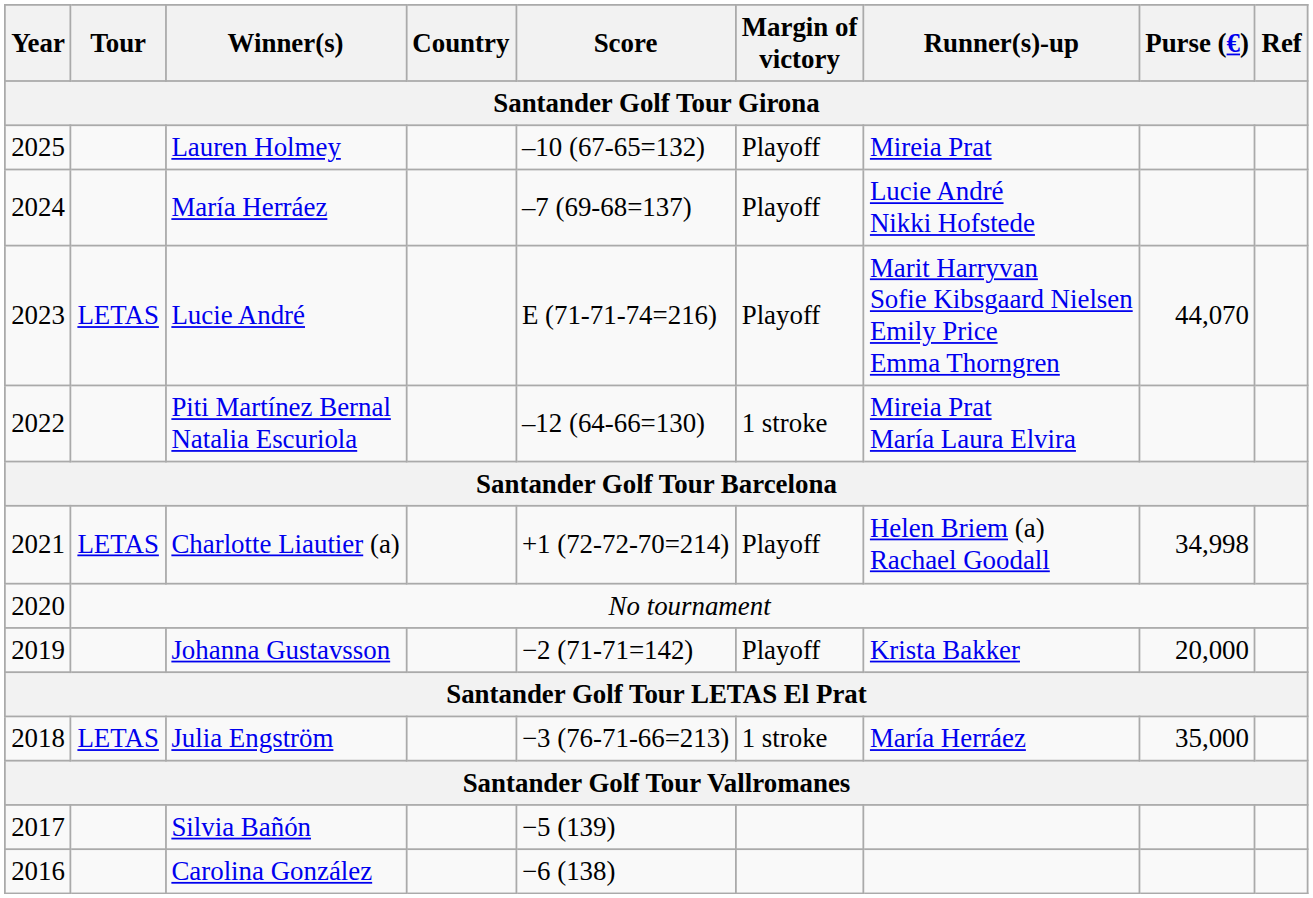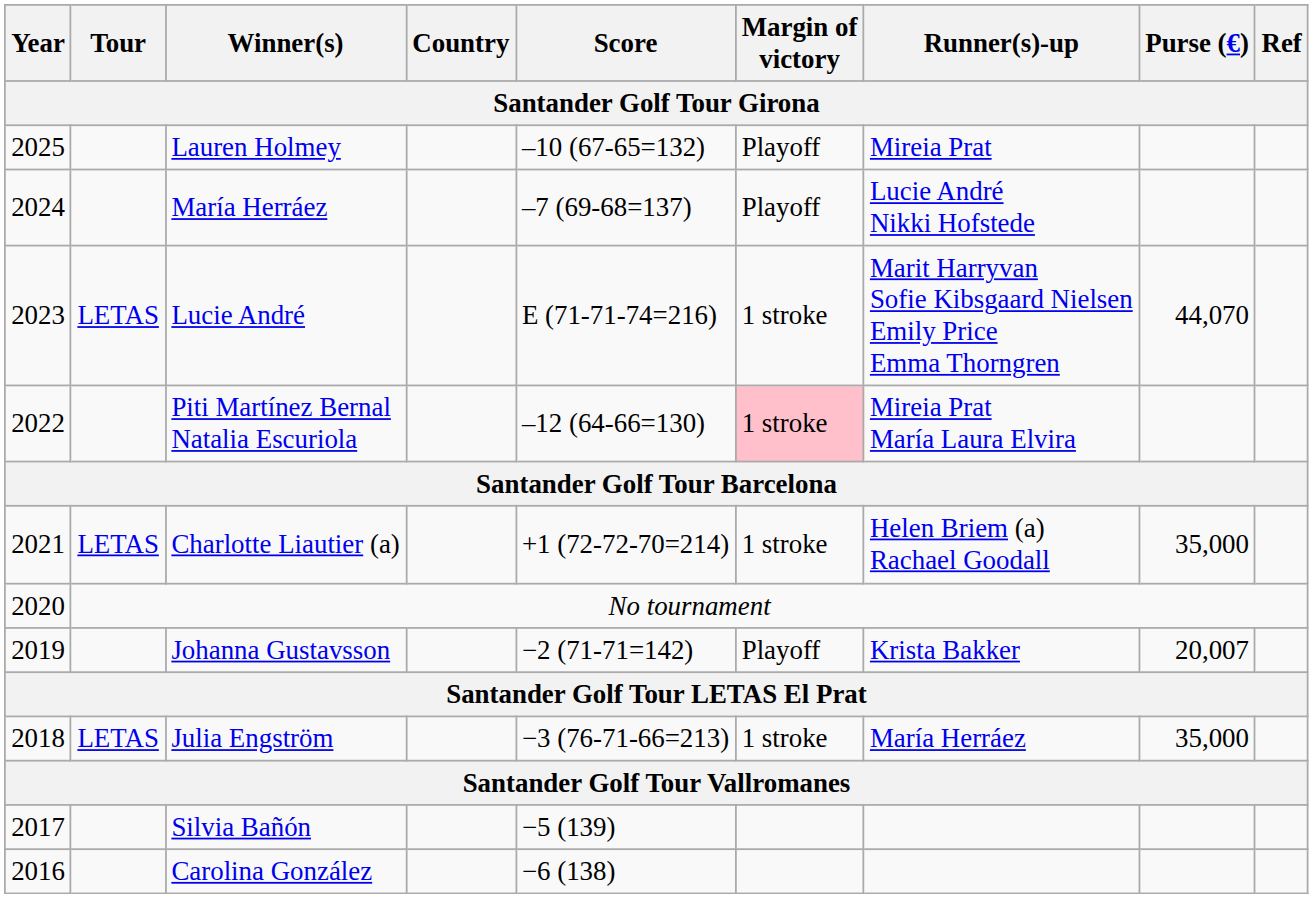(781, 315) Playoff -> (785, 315) 1 stroke
(785, 423) no background -> (785, 423) pink background
(781, 544) Playoff -> (785, 544) 1 stroke
(1212, 544) 34,998 -> (1212, 544) 35,000
(1212, 649) 20,000 -> (1212, 649) 20,007
